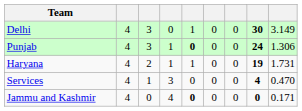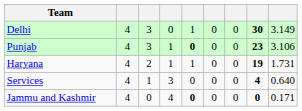(257, 47) 24 -> (257, 47) 23
(283, 47) 1.306 -> (283, 47) 3.106
(283, 81) 0.470 -> (283, 81) 0.640
